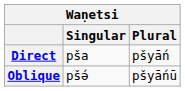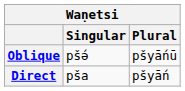rows swapped: (34, 55) <-> (34, 76)
